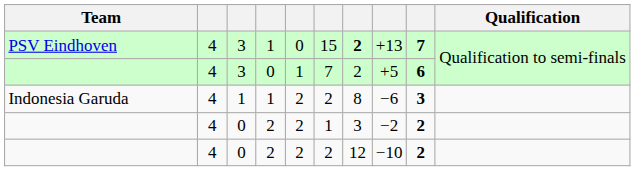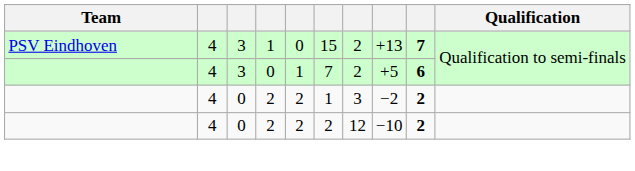(357, 44) bold -> (357, 44) normal
- row: (68, 98)
